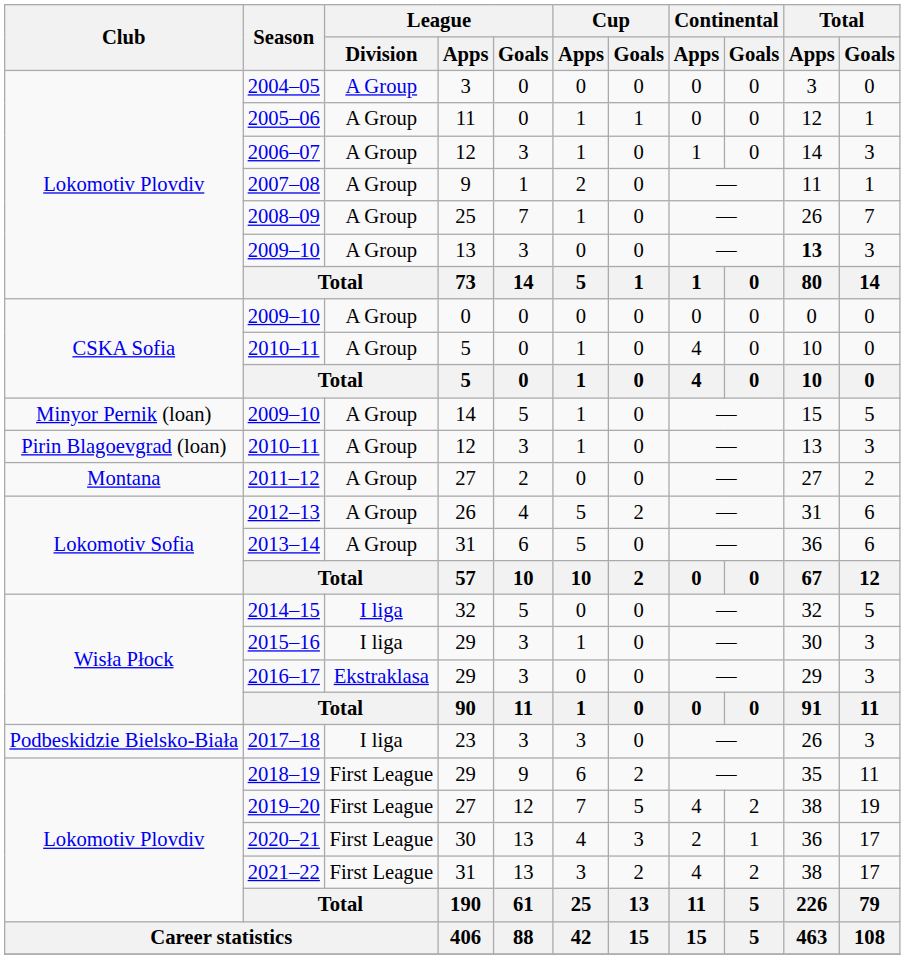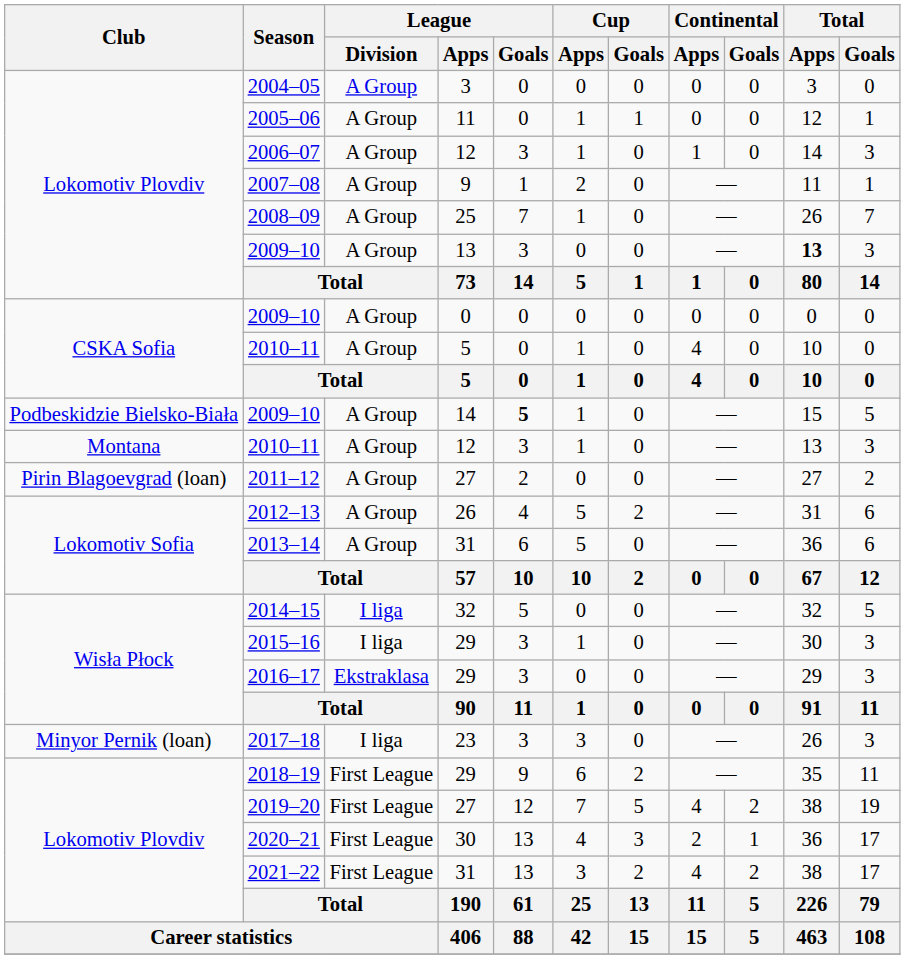(124, 413) Minyor Pernik (loan) -> (124, 413) Podbeskidzie Bielsko-Biała
(523, 413) normal -> (523, 413) bold
(124, 446) Pirin Blagoevgrad (loan) -> (124, 446) Montana
(124, 479) Montana -> (124, 479) Pirin Blagoevgrad (loan)
(124, 741) Podbeskidzie Bielsko-Biała -> (124, 741) Minyor Pernik (loan)
